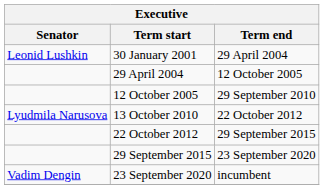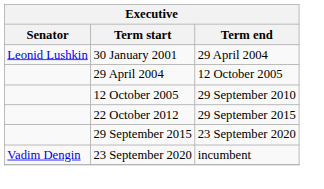- row: (156, 114)
